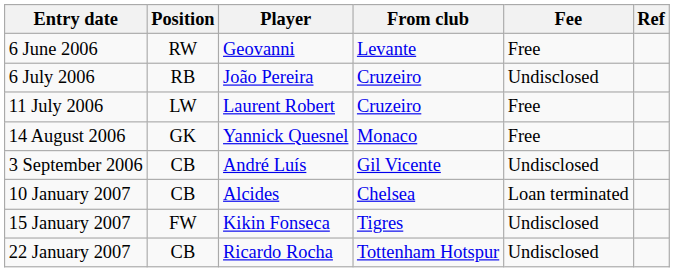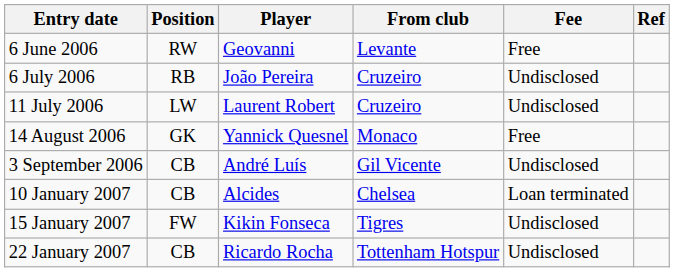(524, 106) Free -> (553, 106) Undisclosed
